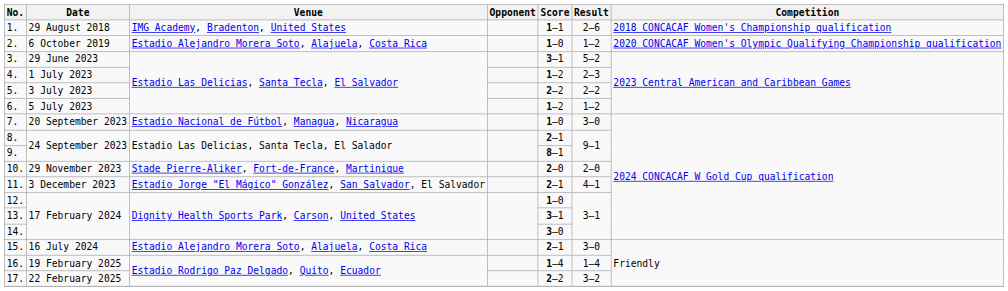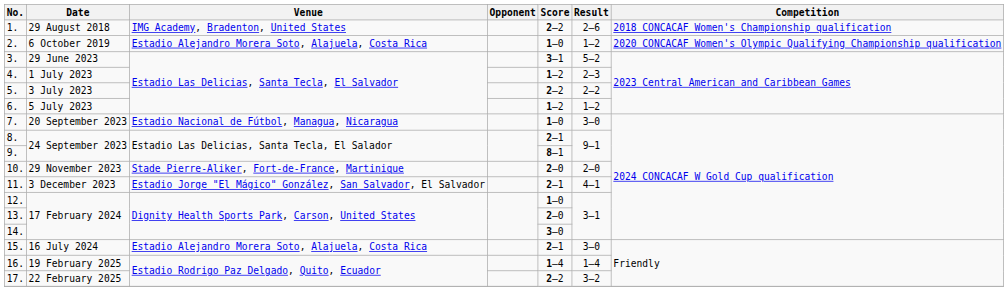(555, 28) 1–1 -> (555, 28) 2–2
(555, 216) 3–1 -> (555, 216) 2–0
